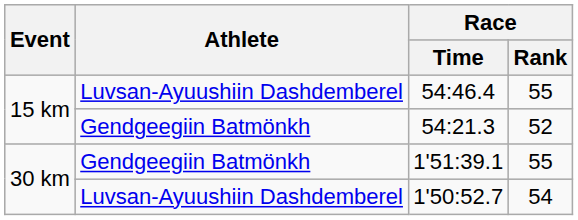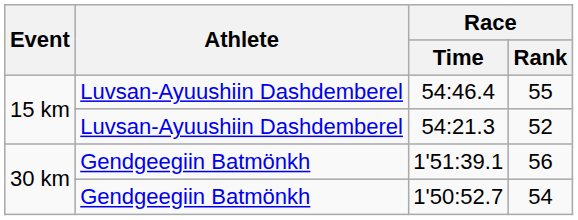(195, 127) Gendgeegiin Batmönkh -> (242, 127) Luvsan-Ayuushiin Dashdemberel
(540, 162) 55 -> (540, 162) 56
(242, 197) Luvsan-Ayuushiin Dashdemberel -> (195, 197) Gendgeegiin Batmönkh
